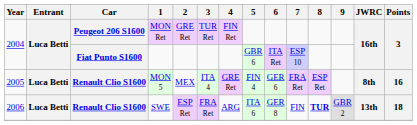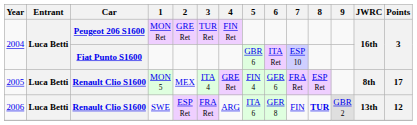(398, 82) 16 -> (398, 82) 17
(398, 108) 18 -> (398, 108) 12
